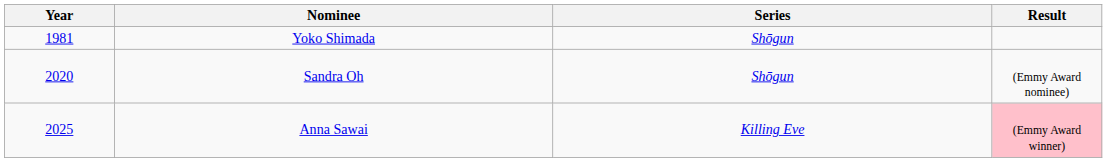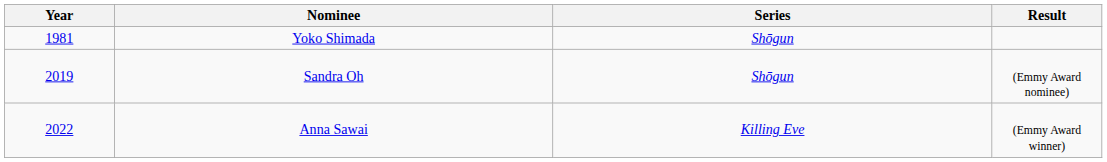(59, 76) 2020 -> (59, 76) 2019
(59, 130) 2025 -> (59, 130) 2022
(1047, 138) pink background -> (1047, 138) no background
